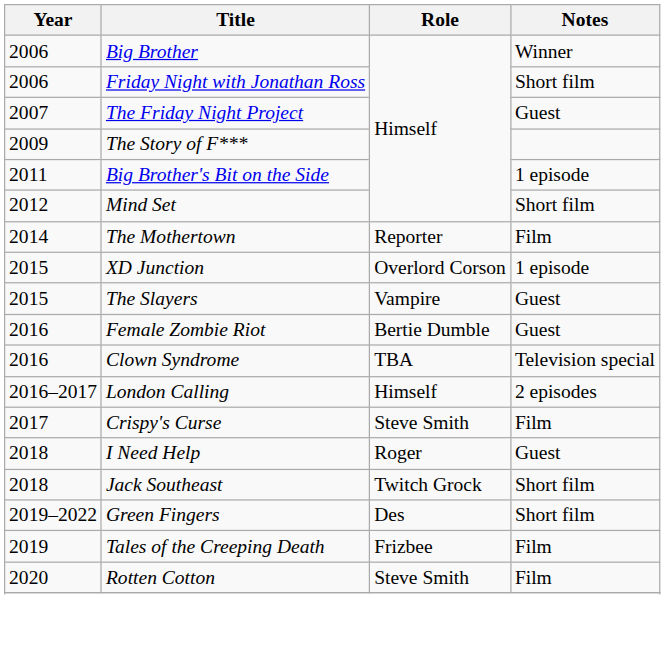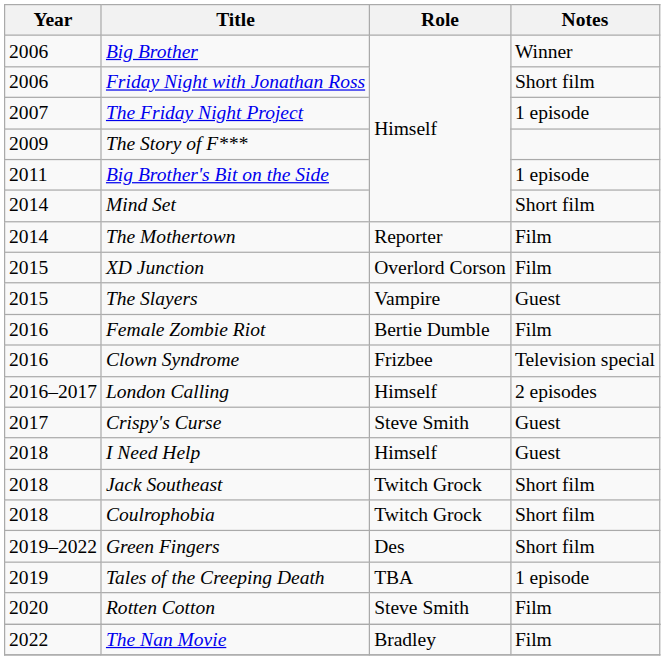(538, 112) Guest -> (552, 112) 1 episode
(29, 205) 2012 -> (29, 205) 2014
(552, 267) 1 episode -> (533, 267) Film
(538, 329) Guest -> (533, 329) Film
(394, 360) TBA -> (403, 360) Frizbee
(533, 422) Film -> (538, 422) Guest
(398, 453) Roger -> (406, 453) Himself
+ row: (160, 515)
(403, 546) Frizbee -> (394, 577) TBA
(533, 546) Film -> (552, 577) 1 episode
+ row: (166, 639)
